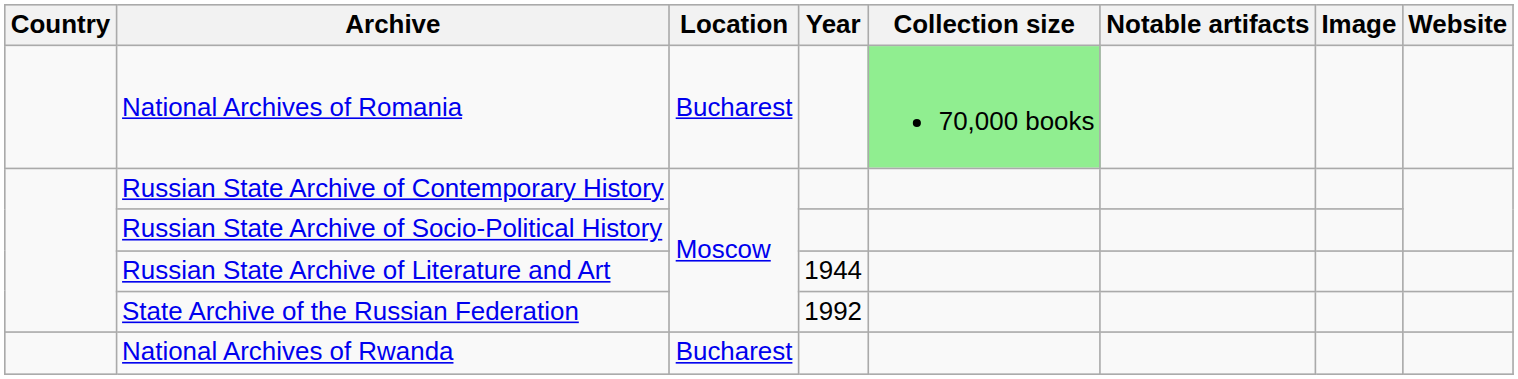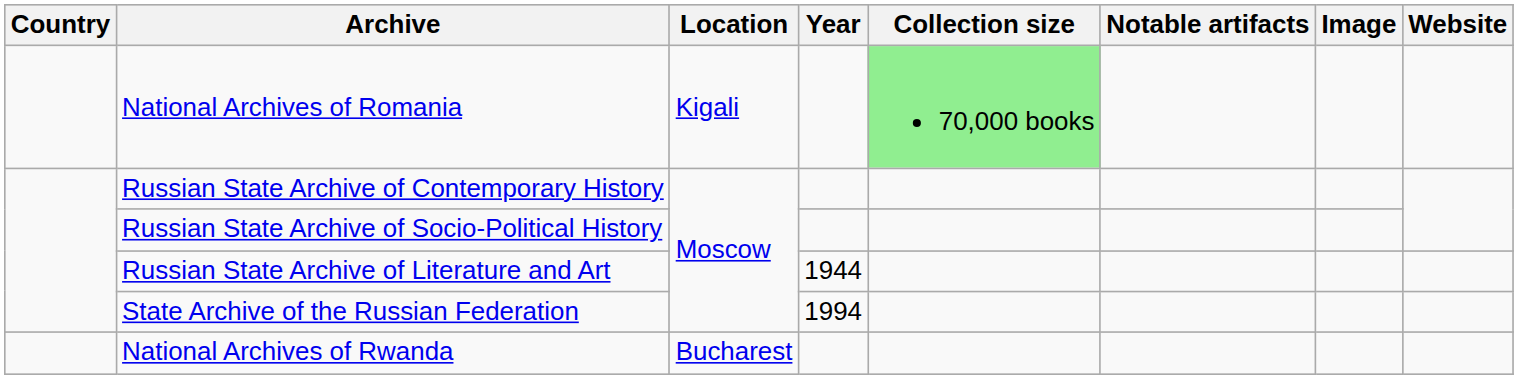(734, 106) Bucharest -> (707, 106) Kigali
(833, 311) 1992 -> (833, 311) 1994
